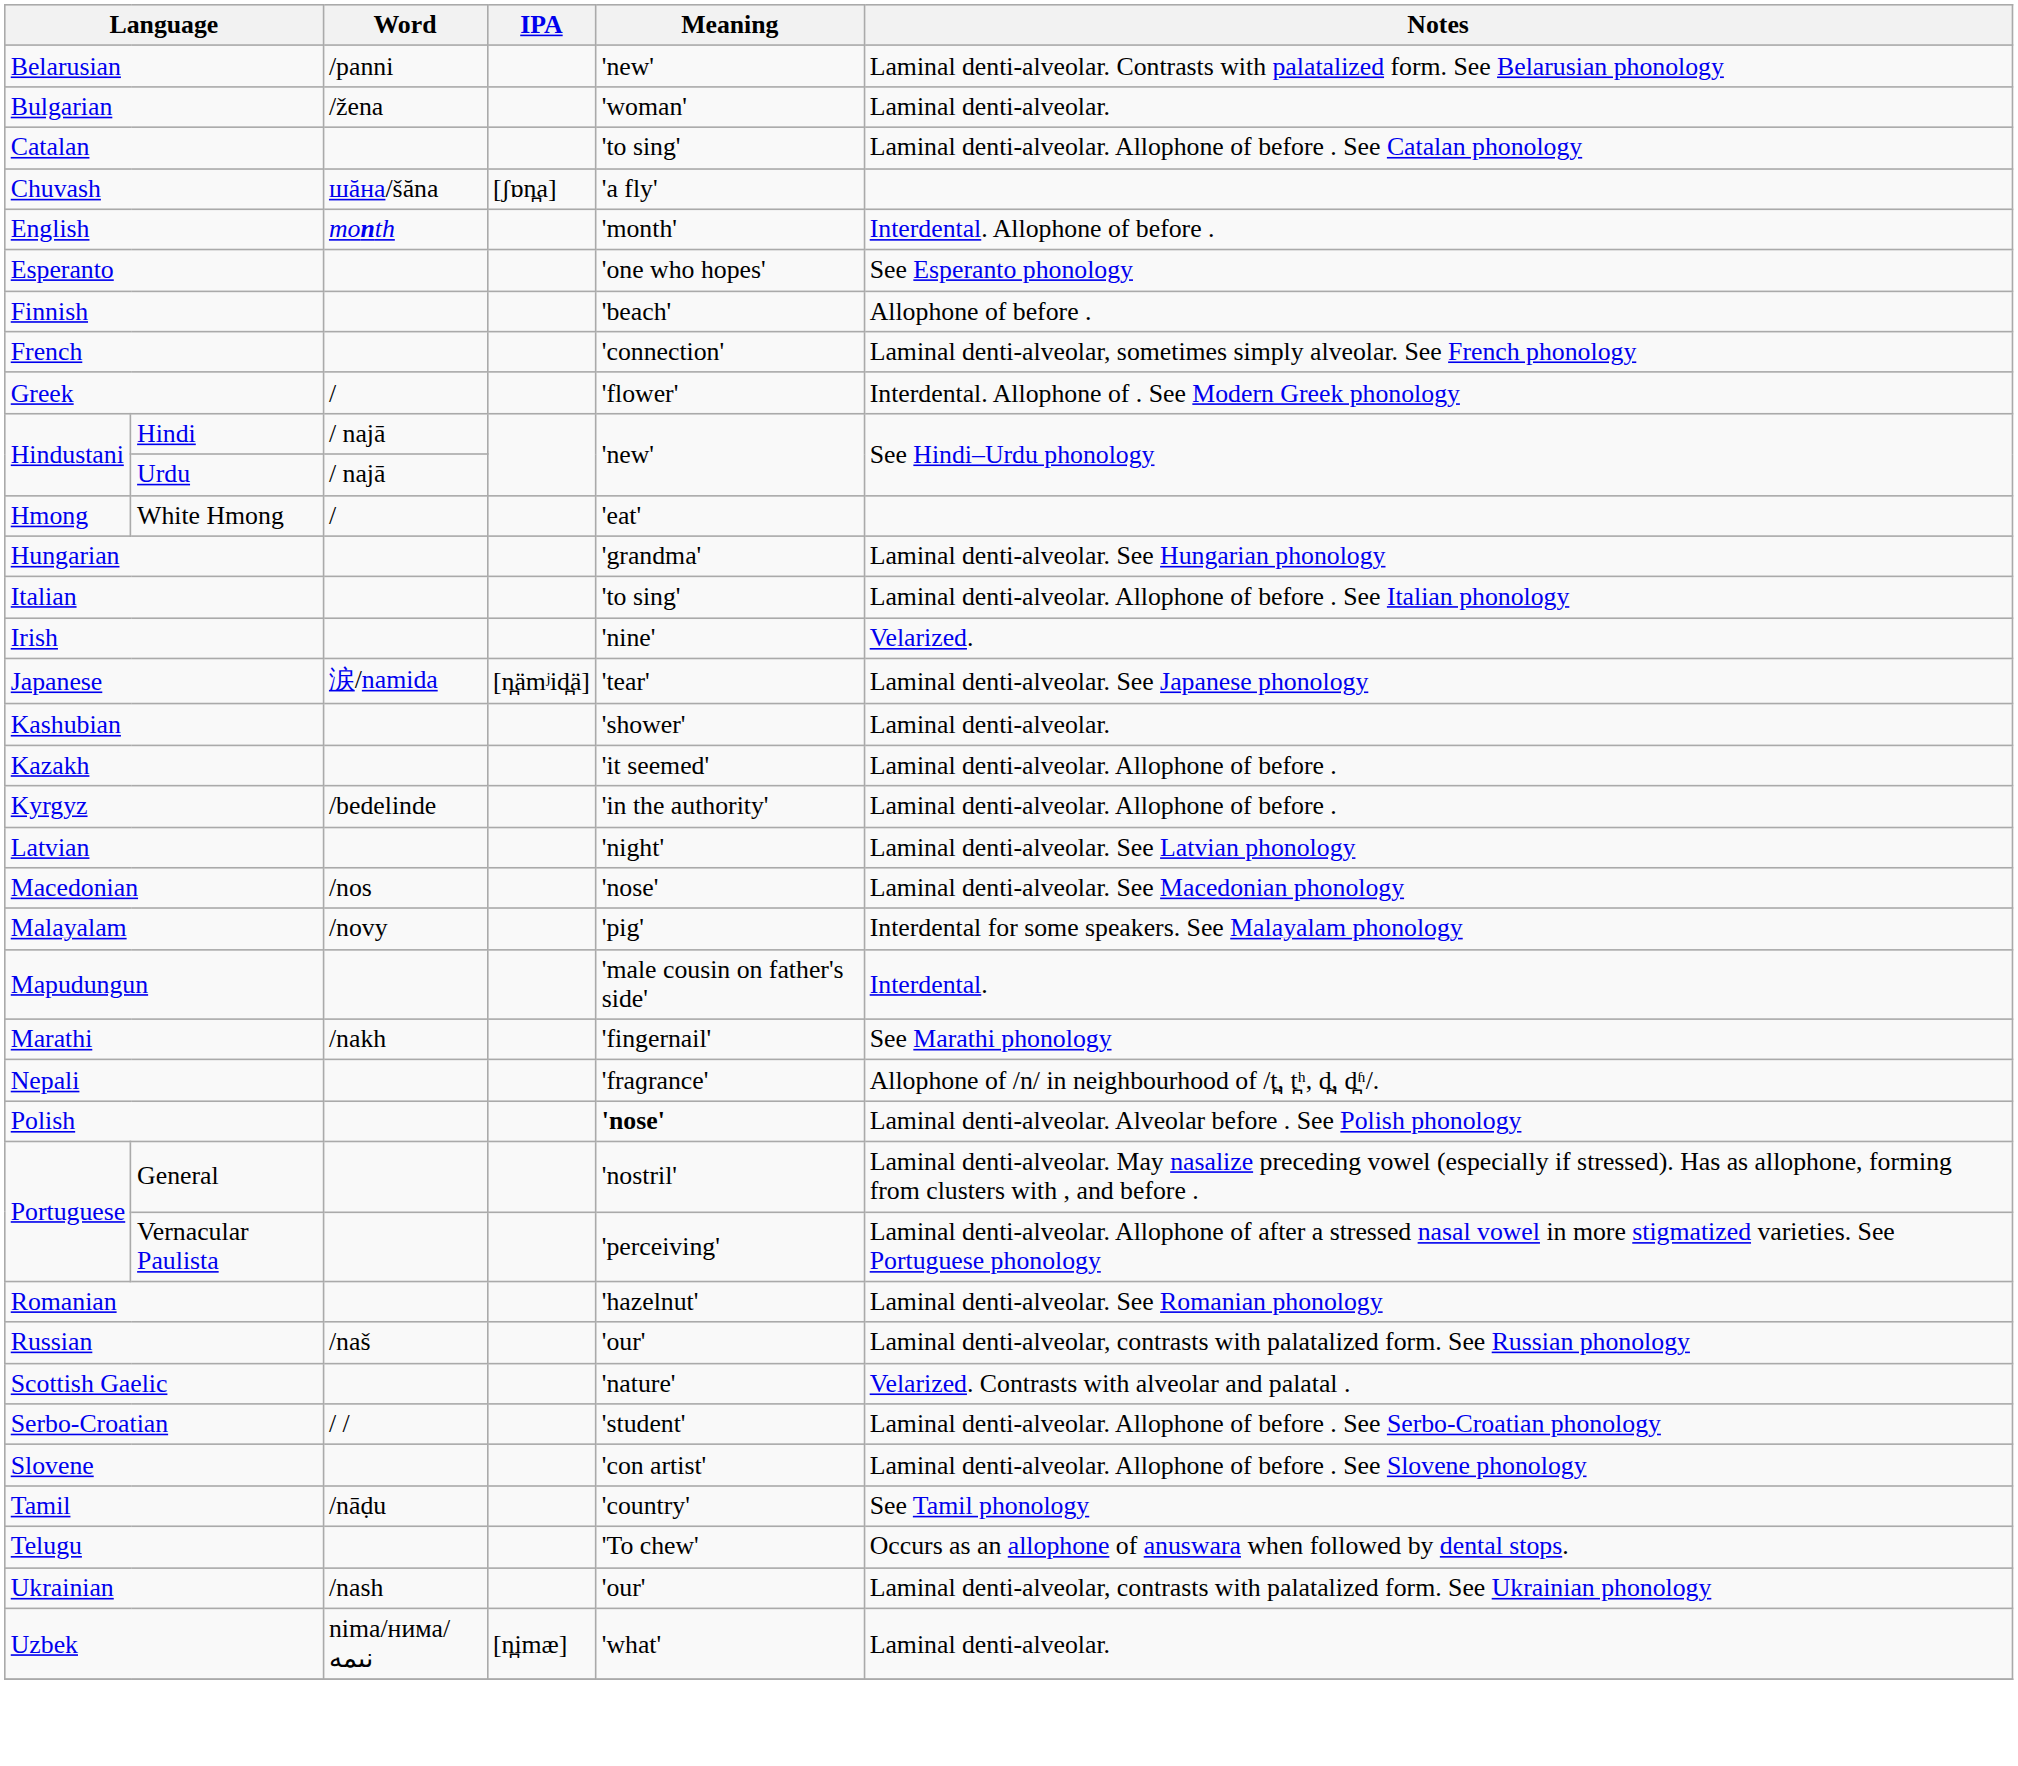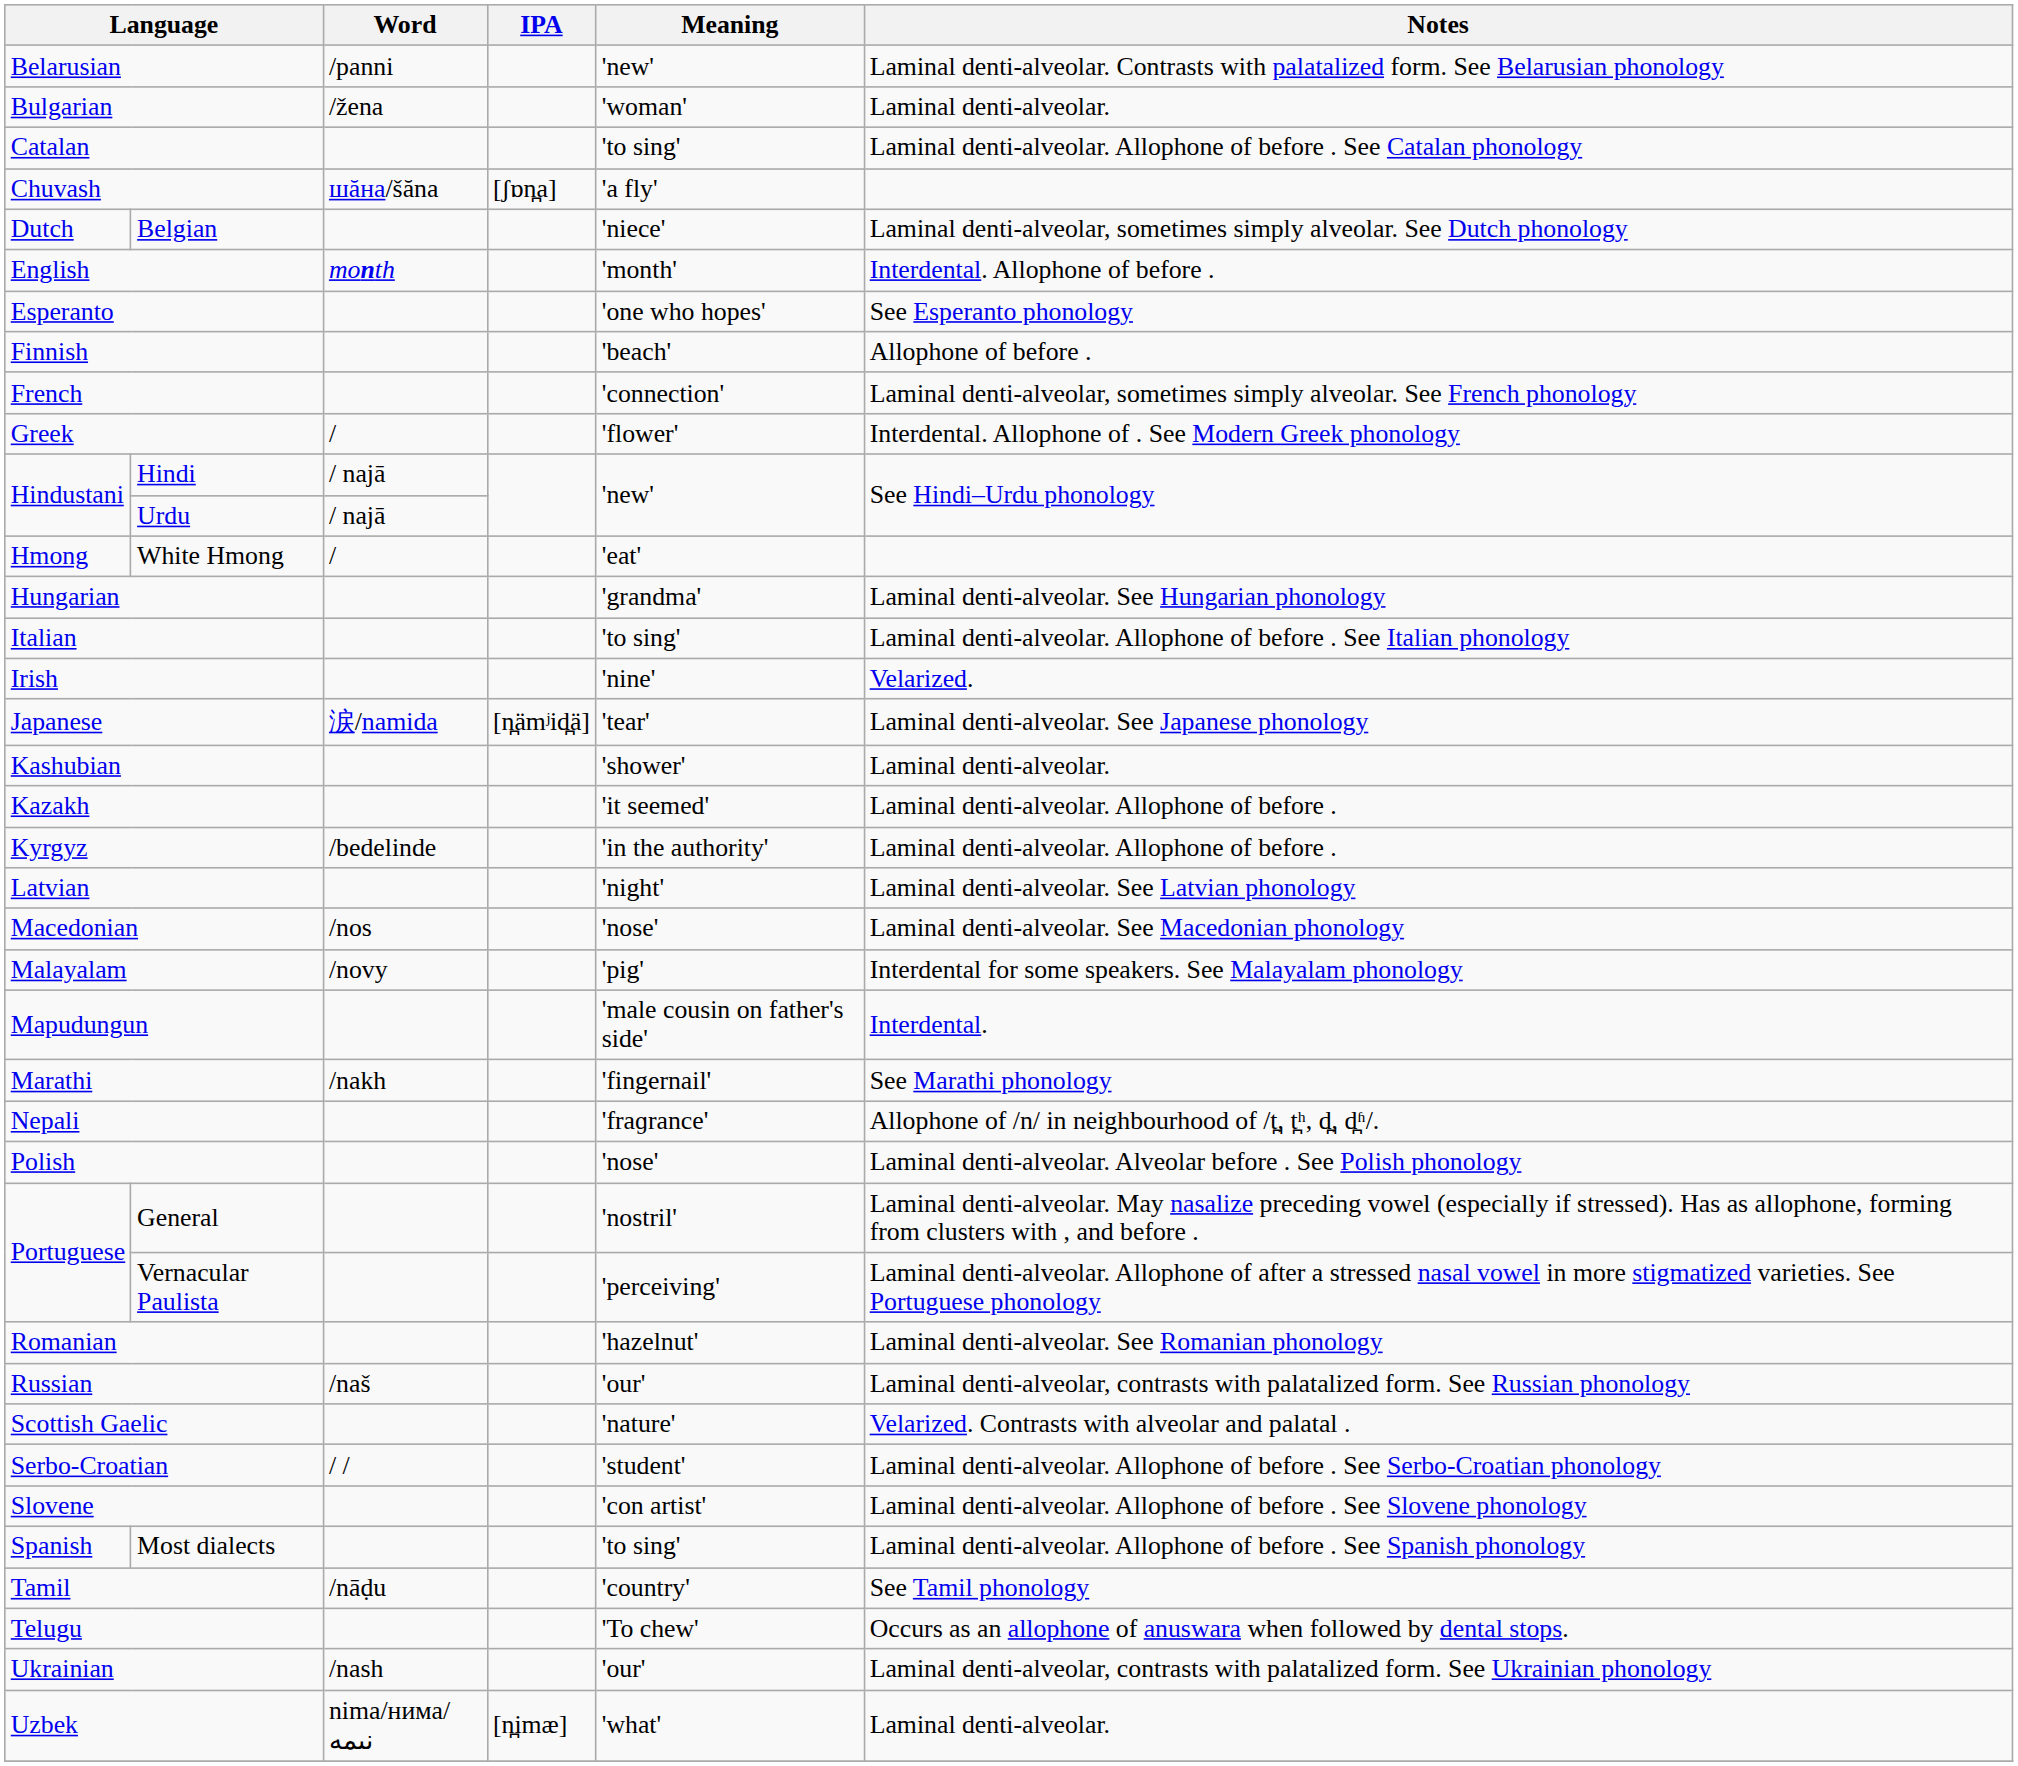+ row: (177, 229)
(633, 1120) bold -> (630, 1161) normal
+ row: (206, 1546)
